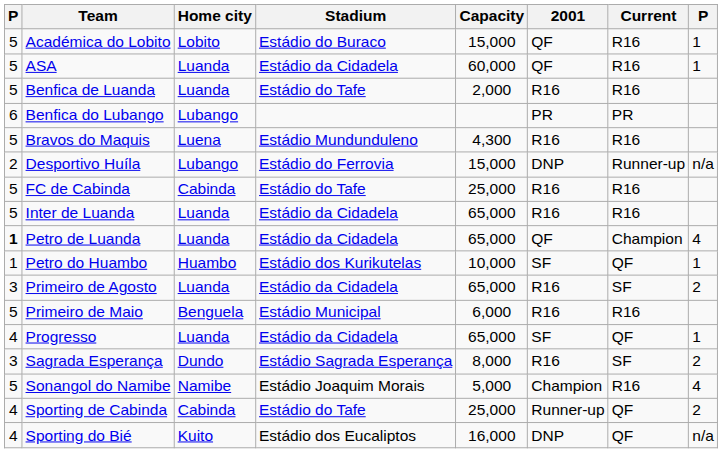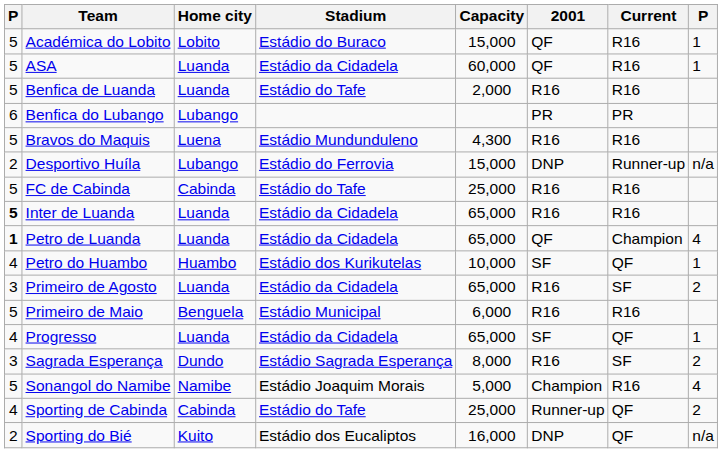(13, 213) normal -> (13, 213) bold
(13, 262) 1 -> (13, 262) 4
(13, 435) 4 -> (13, 435) 2
